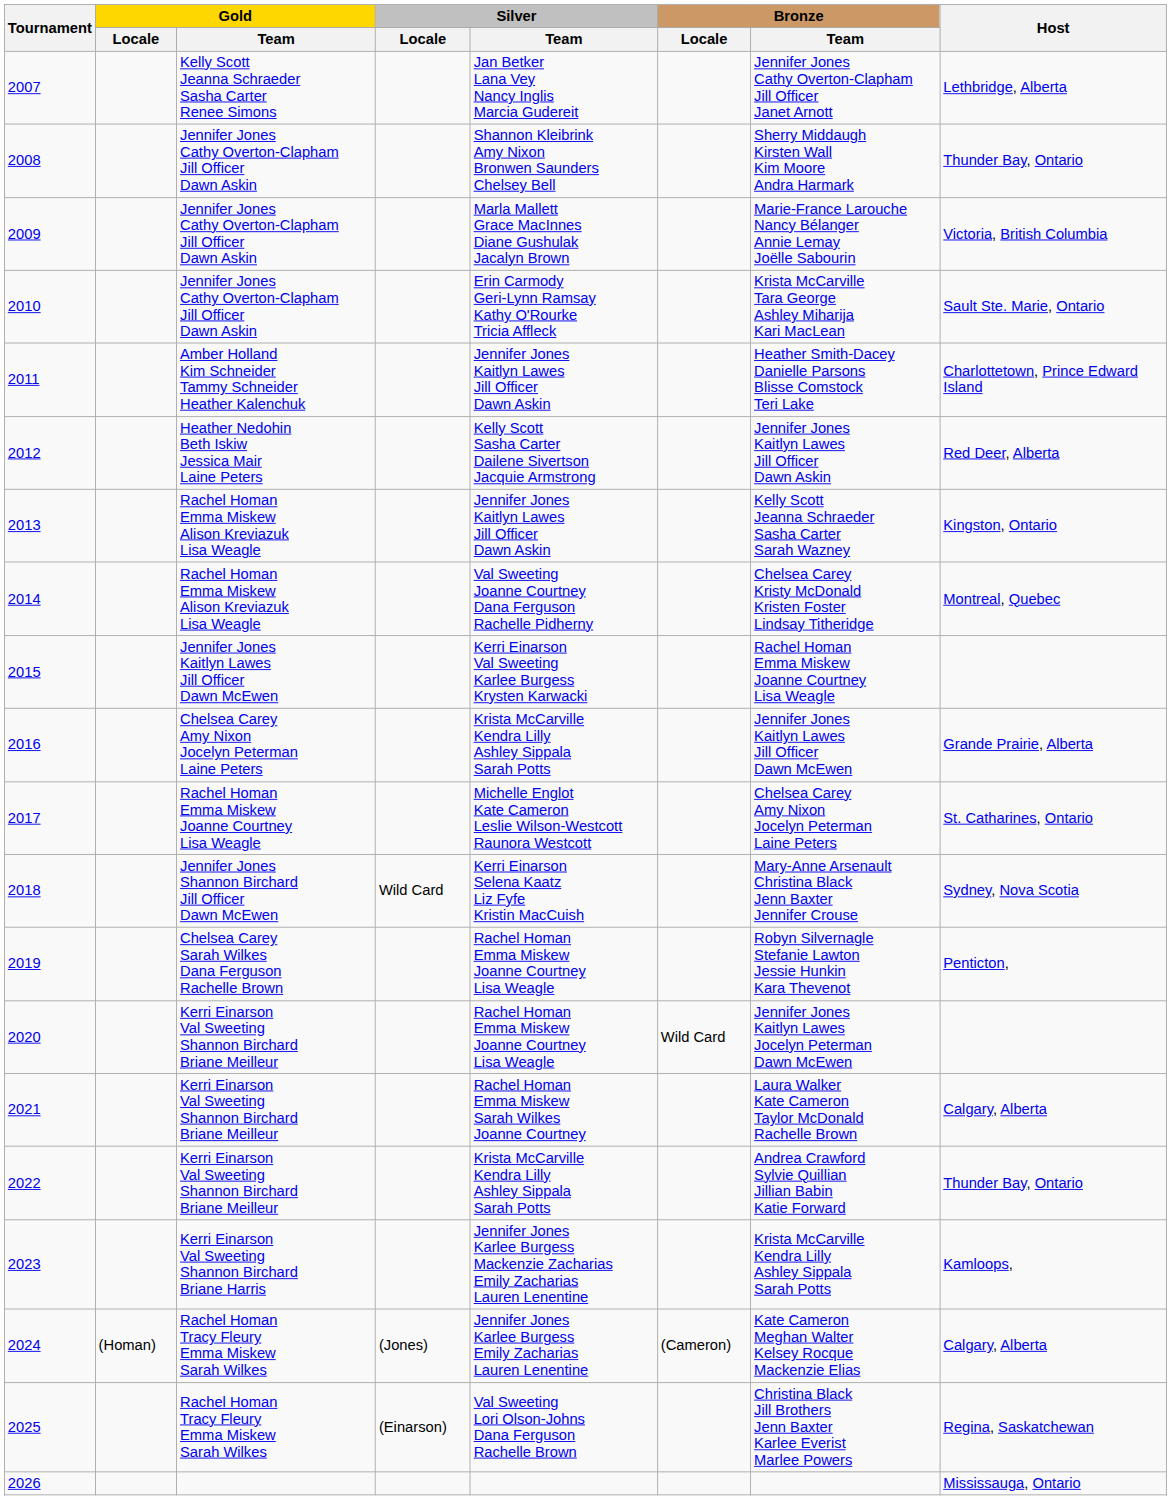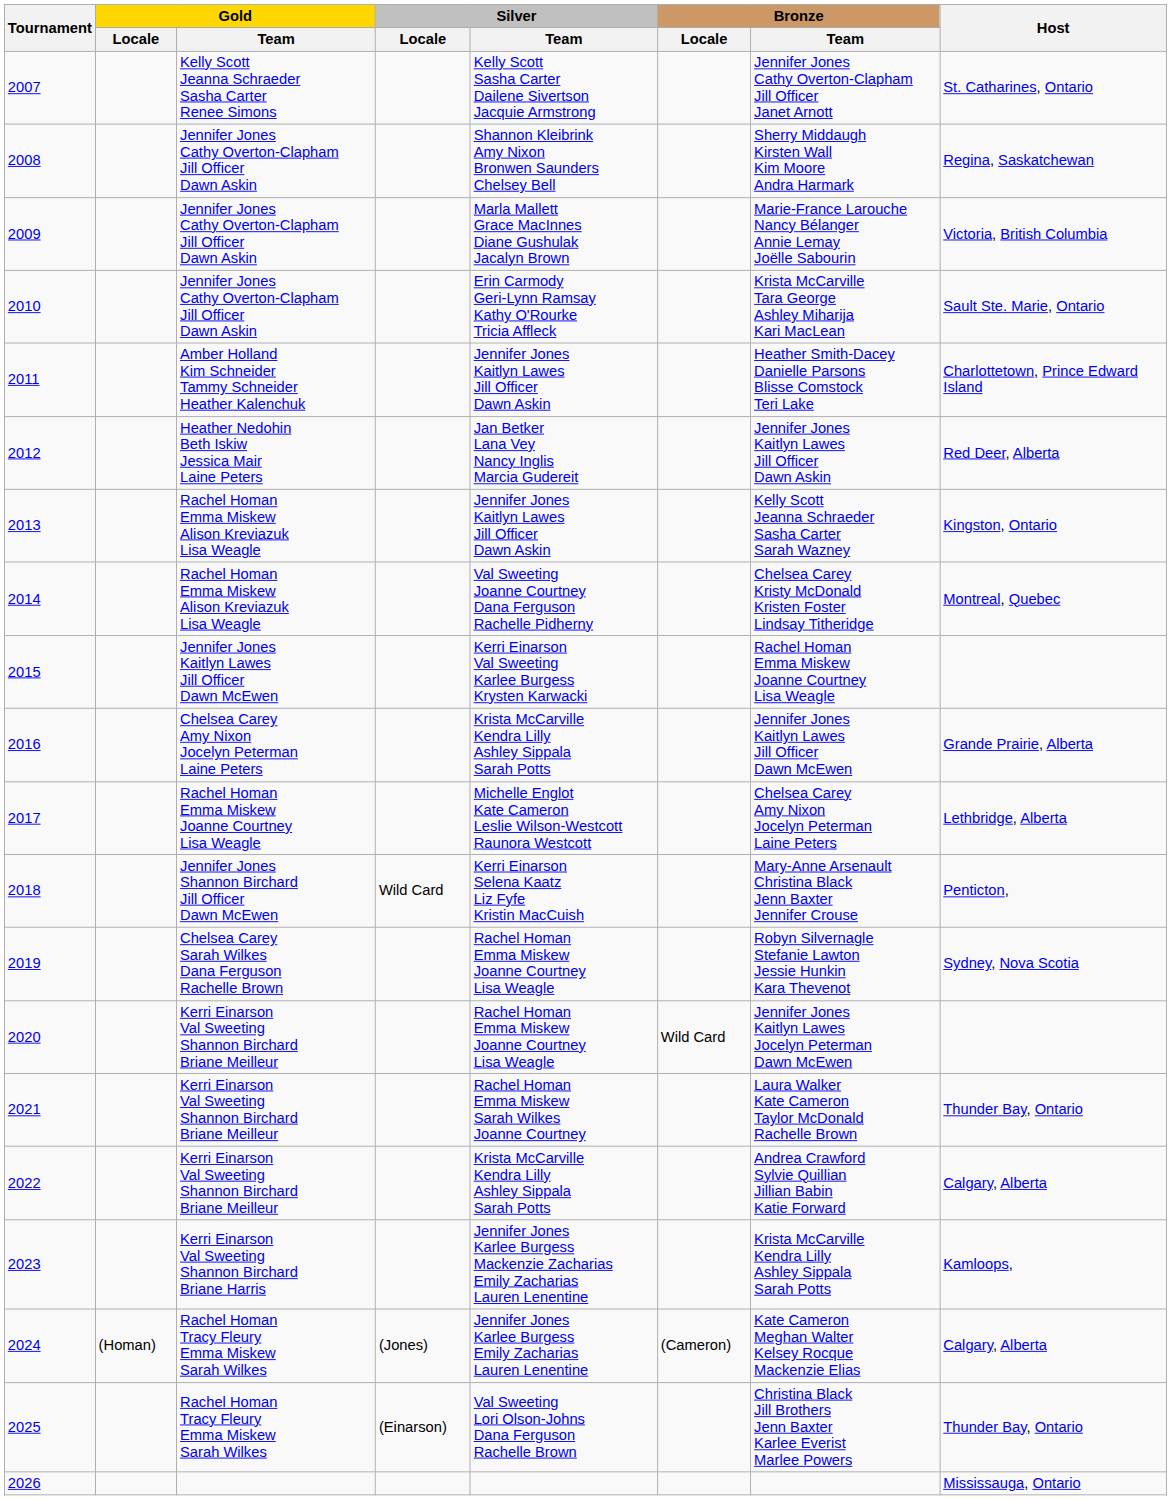(526, 87) Jan Betker Lana Vey Nancy Inglis Marcia Gudereit -> (535, 87) Kelly Scott Sasha Carter Dailene Sivertson Jacquie Armstrong
(1005, 87) Lethbridge, Alberta -> (1018, 87) St. Catharines, Ontario
(1013, 160) Thunder Bay, Ontario -> (1019, 160) Regina, Saskatchewan
(535, 452) Kelly Scott Sasha Carter Dailene Sivertson Jacquie Armstrong -> (526, 452) Jan Betker Lana Vey Nancy Inglis Marcia Gudereit
(1018, 817) St. Catharines, Ontario -> (1005, 817) Lethbridge, Alberta
(1011, 890) Sydney, Nova Scotia -> (976, 890) Penticton,
(976, 964) Penticton, -> (1011, 964) Sydney, Nova Scotia
(995, 1110) Calgary, Alberta -> (1013, 1110) Thunder Bay, Ontario
(1013, 1183) Thunder Bay, Ontario -> (995, 1183) Calgary, Alberta
(1019, 1426) Regina, Saskatchewan -> (1013, 1426) Thunder Bay, Ontario
